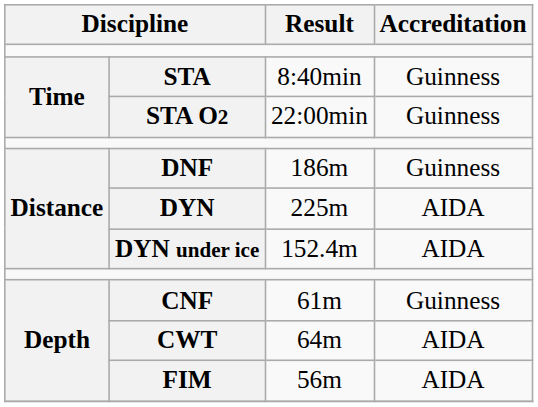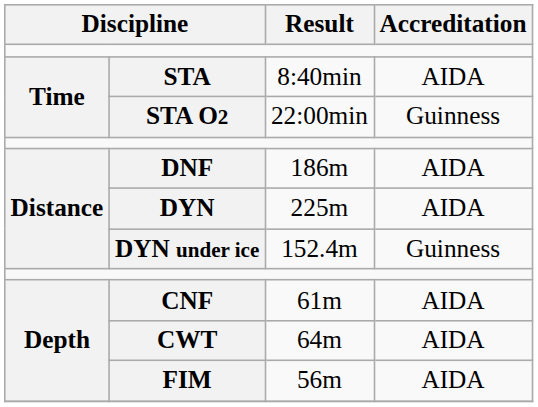(453, 76) Guinness -> (453, 76) AIDA
(453, 168) Guinness -> (453, 168) AIDA
(453, 248) AIDA -> (453, 248) Guinness
(453, 300) Guinness -> (453, 300) AIDA
